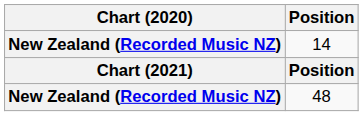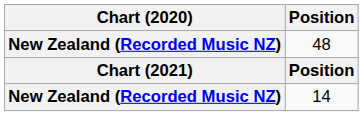rows swapped: (322, 44) <-> (322, 96)
